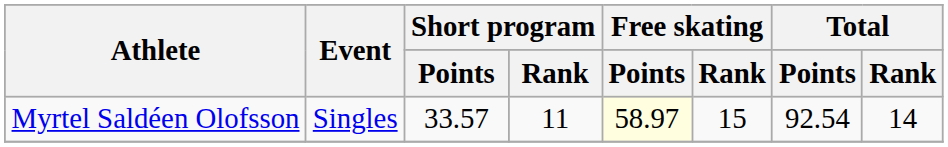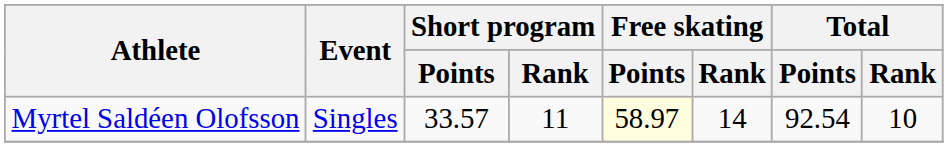(732, 118) 15 -> (732, 118) 14
(903, 118) 14 -> (903, 118) 10
